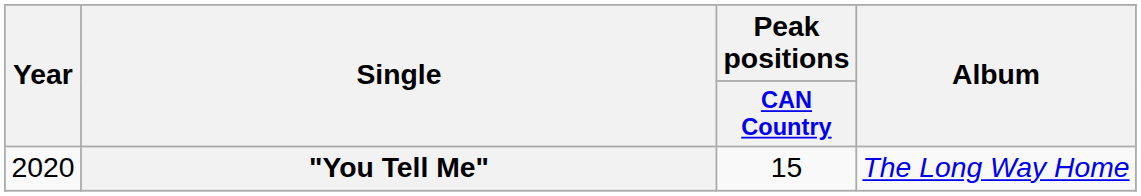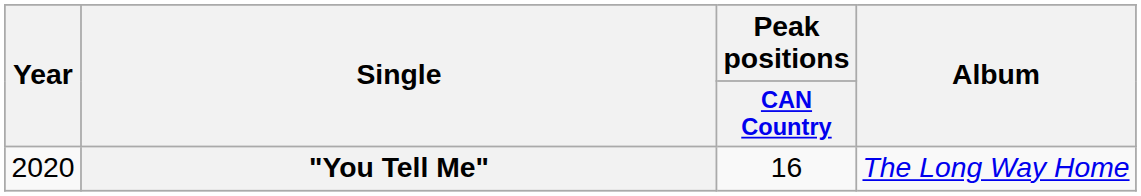(786, 168) 15 -> (786, 168) 16
